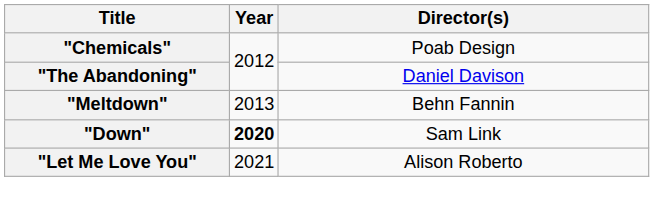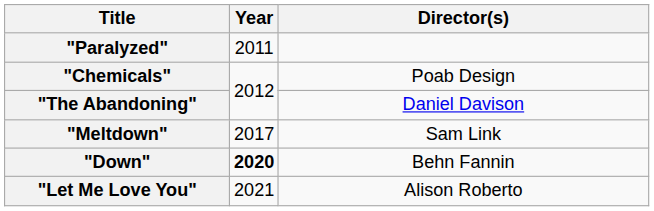+ row: (117, 47)
(254, 104) 2013 -> (254, 133) 2017
(463, 104) Behn Fannin -> (463, 133) Sam Link
(463, 133) Sam Link -> (463, 162) Behn Fannin
